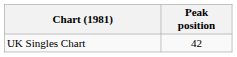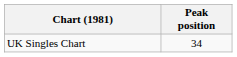(197, 43) 42 -> (197, 43) 34
